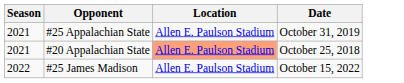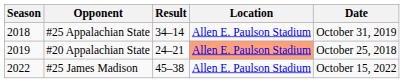+ column: (171, 13)
(19, 31) 2021 -> (19, 31) 2018
(19, 50) 2021 -> (19, 50) 2019
